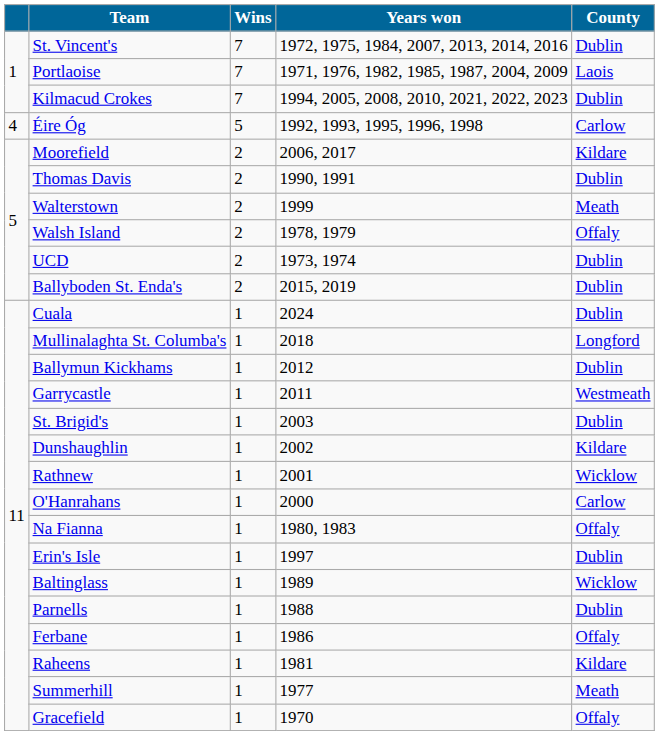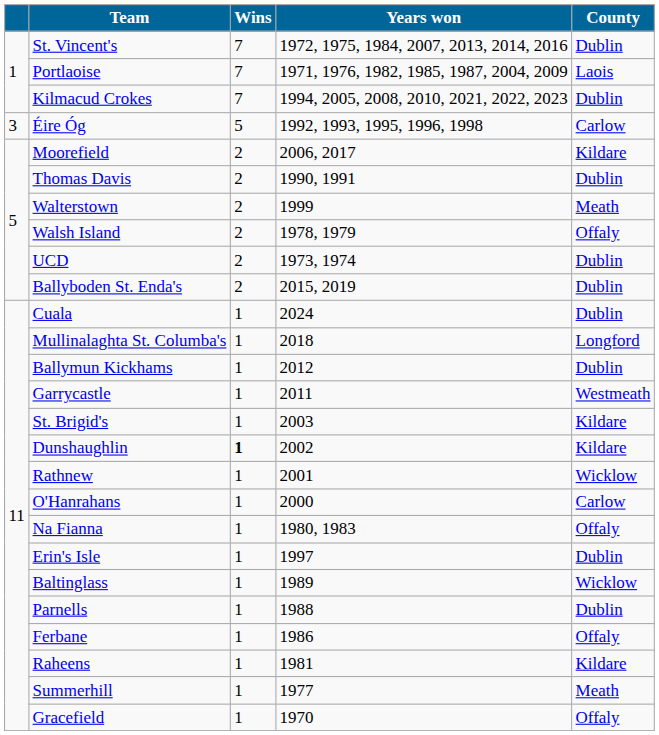(13, 125) 4 -> (13, 125) 3
(599, 421) Dublin -> (601, 421) Kildare
(238, 448) normal -> (238, 448) bold
